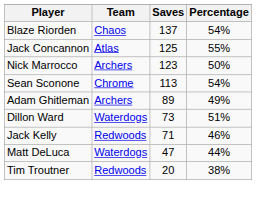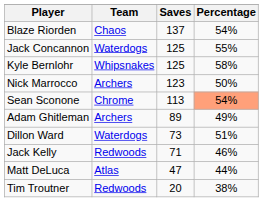(106, 48) Atlas -> (121, 48) Waterdogs
+ row: (40, 65)
(219, 83) no background -> (226, 100) lightsalmon background
(121, 153) Waterdogs -> (106, 170) Atlas
